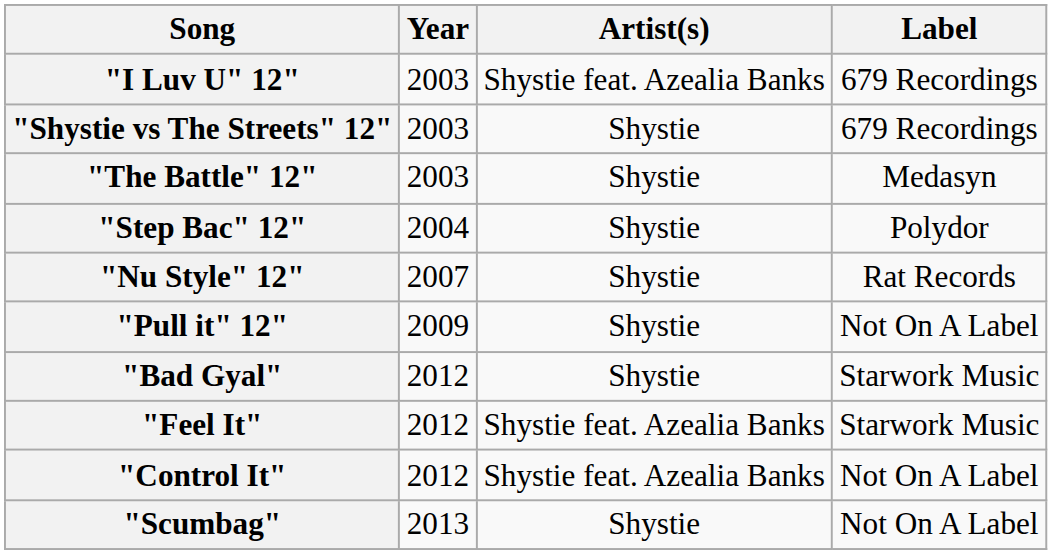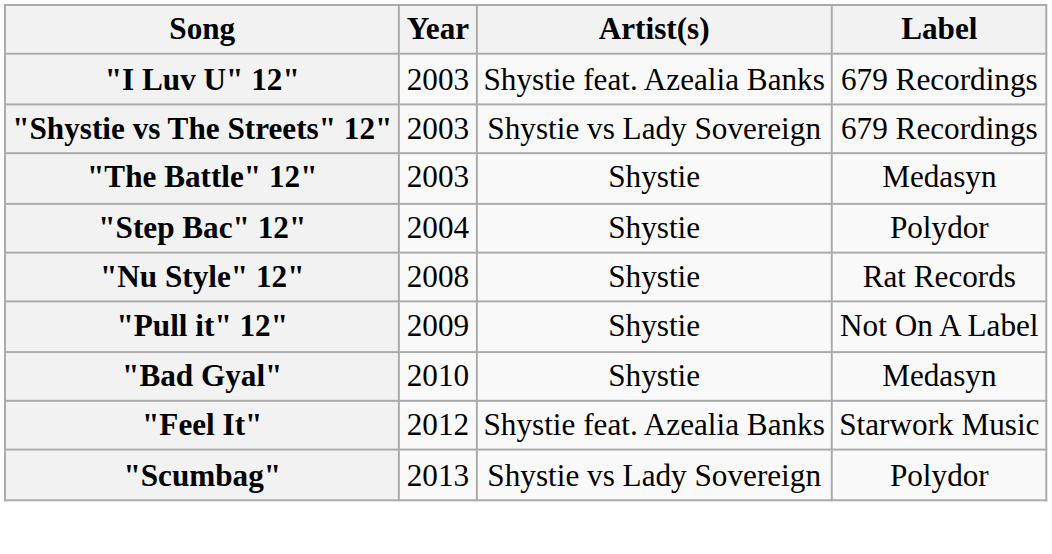(654, 128) Shystie -> (654, 128) Shystie vs Lady Sovereign
(438, 276) 2007 -> (438, 276) 2008
(438, 375) 2012 -> (438, 375) 2010
(939, 375) Starwork Music -> (939, 375) Medasyn
- row: (202, 474)
(654, 524) Shystie -> (654, 474) Shystie vs Lady Sovereign
(939, 524) Not On A Label -> (939, 474) Polydor
